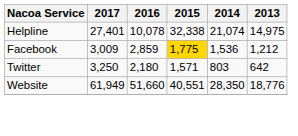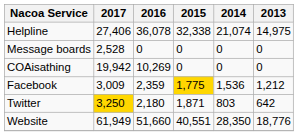(107, 31) 27,401 -> (114, 31) 27,406
(147, 31) 10,078 -> (154, 31) 36,078
+ row: (49, 49)
+ row: (39, 67)
(144, 49) 2,859 -> (150, 85) 2,359
(104, 67) no background -> (110, 103) gold background
(184, 67) 1,571 -> (190, 103) 1,871
